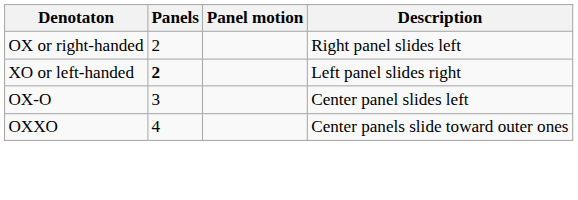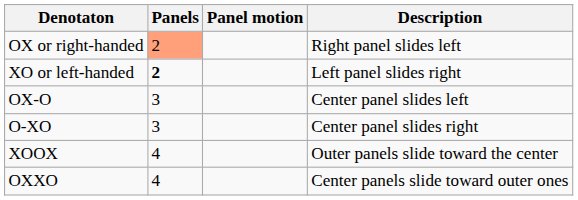(156, 45) no background -> (156, 45) lightsalmon background
+ row: (30, 126)
+ row: (33, 153)
